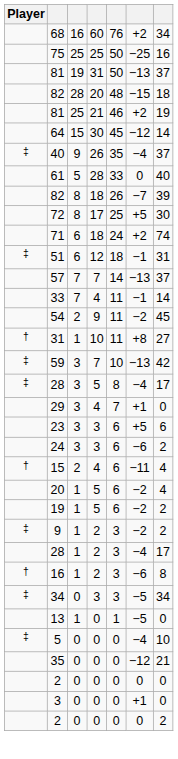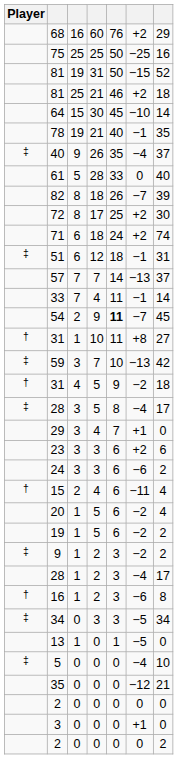(163, 34) 34 -> (163, 34) 29
(140, 73) −13 -> (140, 73) −15
(163, 73) 37 -> (163, 73) 52
- row: (57, 93)
(163, 113) 19 -> (163, 93) 18
(140, 133) −12 -> (140, 113) −10
+ row: (57, 133)
(140, 215) +5 -> (140, 215) +2
(116, 318) normal -> (116, 318) bold
(140, 318) −2 -> (140, 318) −7
+ row: (57, 385)
(140, 427) +5 -> (140, 450) +2
